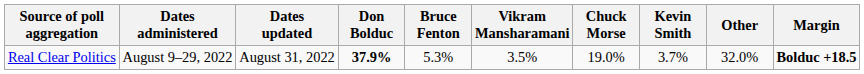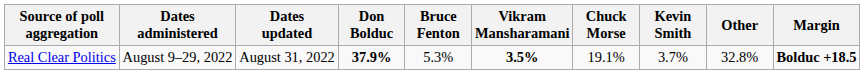(522, 57) normal -> (522, 57) bold
(606, 57) 19.0% -> (606, 57) 19.1%
(740, 57) 32.0% -> (740, 57) 32.8%
